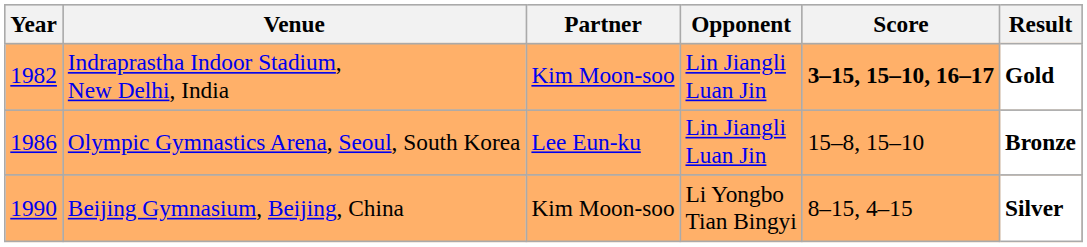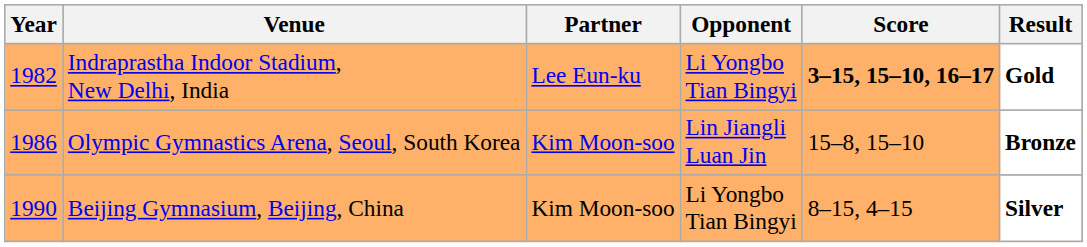(603, 76) Kim Moon-soo -> (586, 76) Lee Eun-ku
(736, 76) Lin Jiangli Luan Jin -> (741, 76) Li Yongbo Tian Bingyi
(586, 142) Lee Eun-ku -> (603, 142) Kim Moon-soo
